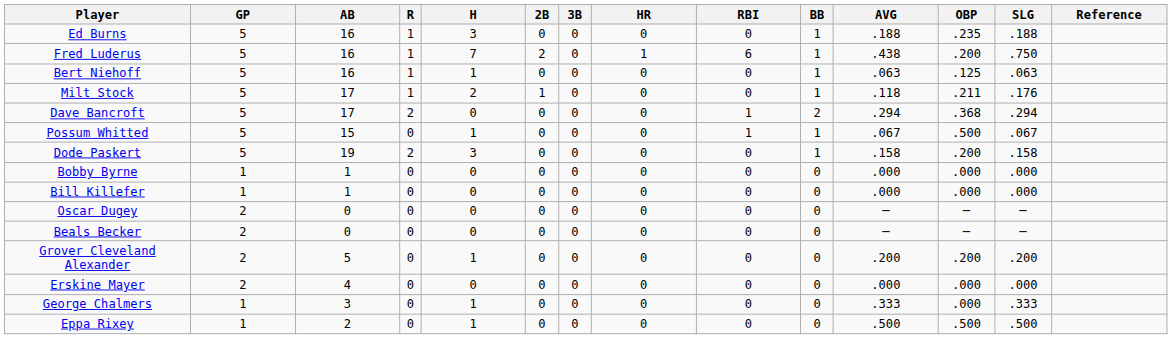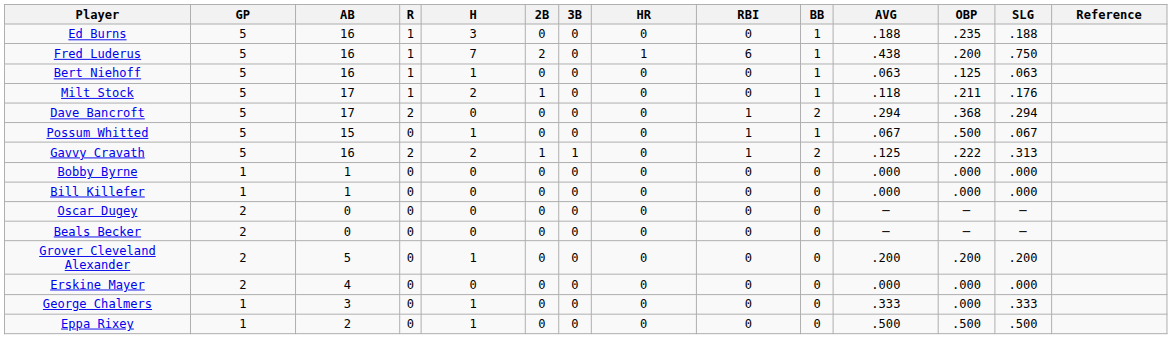- row: (97, 152)
+ row: (97, 152)
